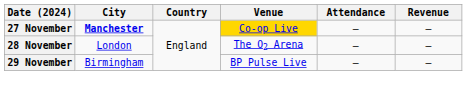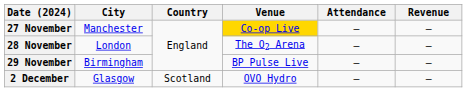(114, 28) bold -> (113, 28) normal
+ row: (39, 79)
